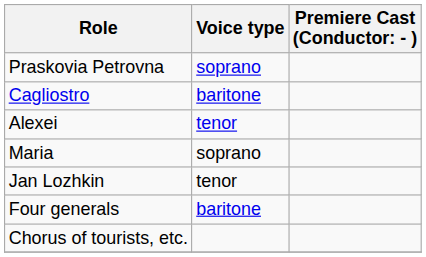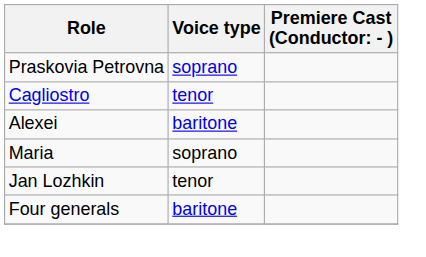(229, 95) baritone -> (193, 95) tenor
(217, 124) tenor -> (205, 124) baritone
- row: (98, 237)
